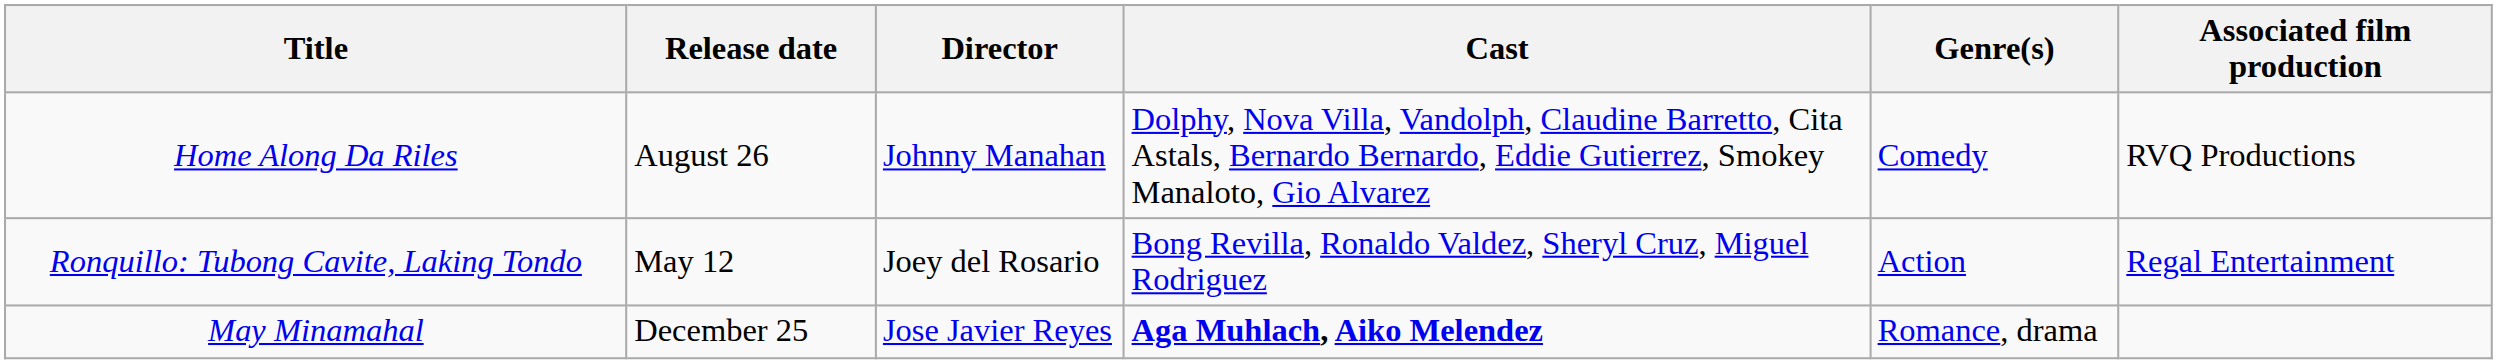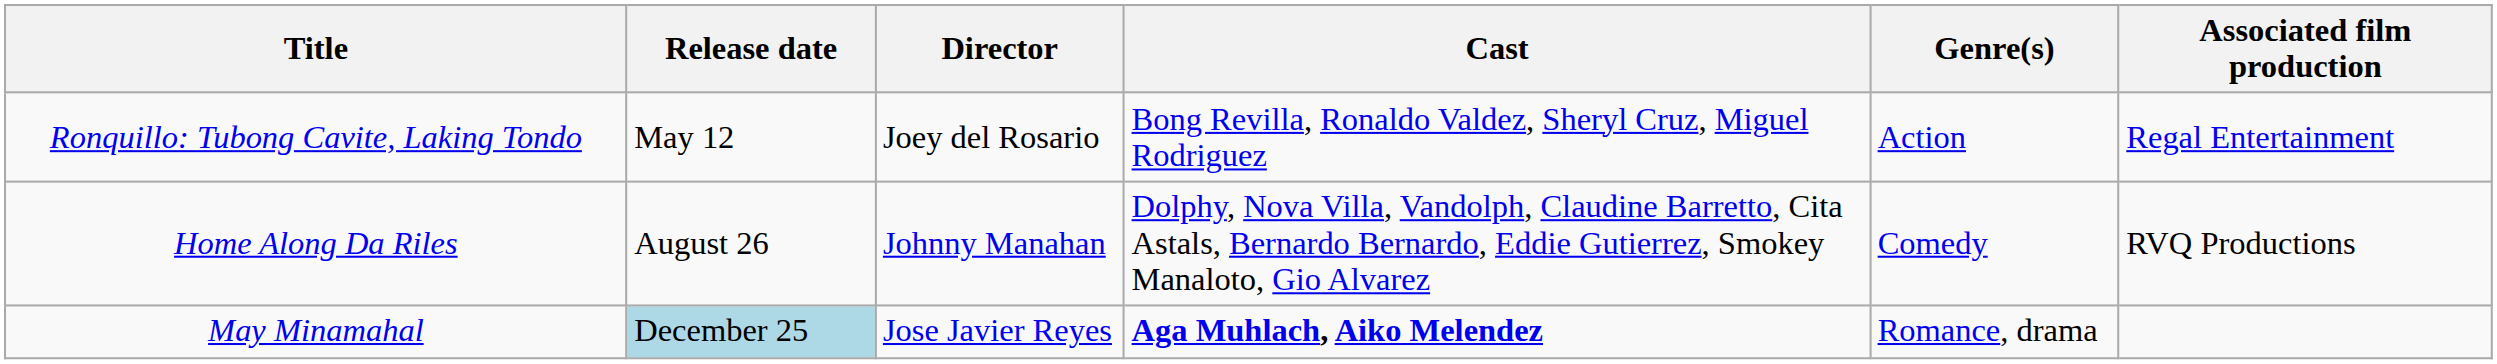rows swapped: (316, 261) <-> (316, 154)
(721, 330) no background -> (721, 330) lightblue background
